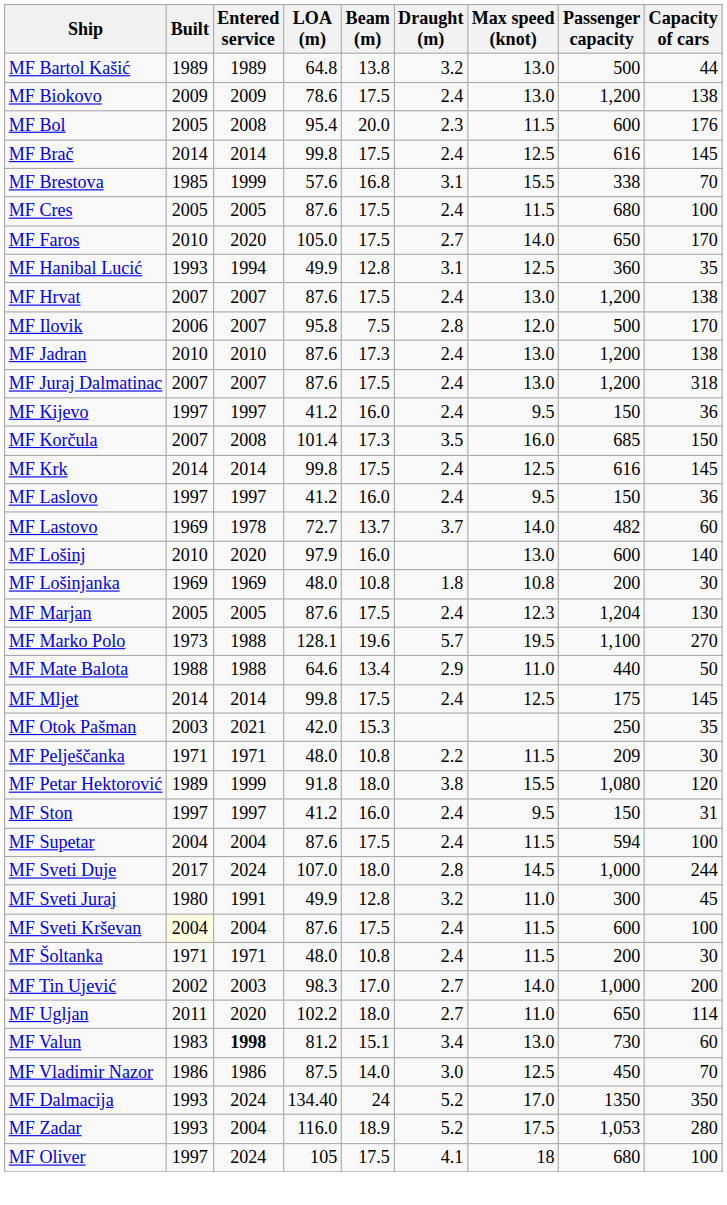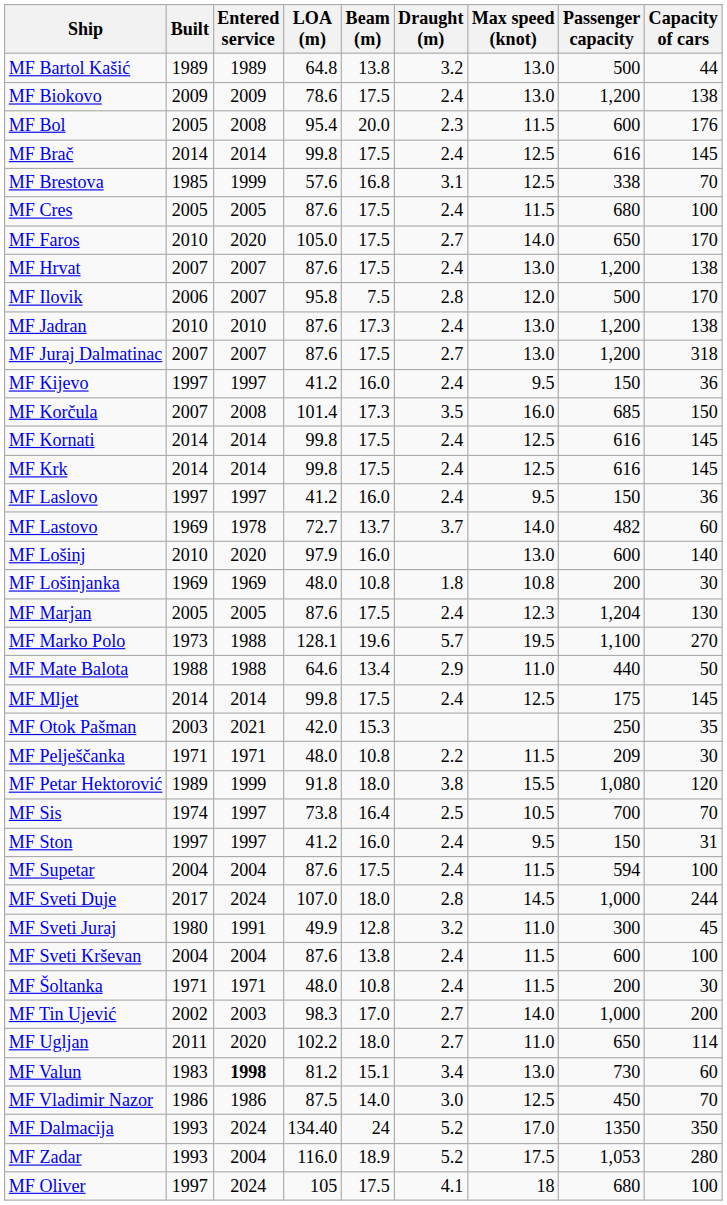(539, 182) 15.5 -> (539, 182) 12.5
- row: (76, 268)
(452, 383) 2.4 -> (452, 354) 2.7
+ row: (52, 440)
+ row: (35, 813)
(190, 928) lightyellow background -> (190, 956) no background
(374, 928) 17.5 -> (374, 956) 13.8
